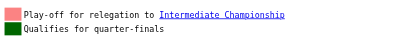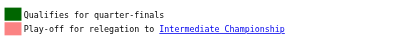rows swapped: (94, 30) <-> (154, 15)
